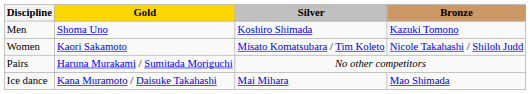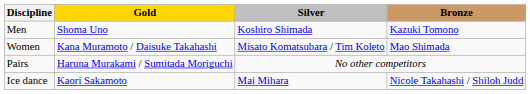(92, 47) Kaori Sakamoto -> (137, 47) Kana Muramoto / Daisuke Takahashi
(456, 47) Nicole Takahashi / Shiloh Judd -> (420, 47) Mao Shimada
(137, 81) Kana Muramoto / Daisuke Takahashi -> (92, 81) Kaori Sakamoto
(420, 81) Mao Shimada -> (456, 81) Nicole Takahashi / Shiloh Judd
